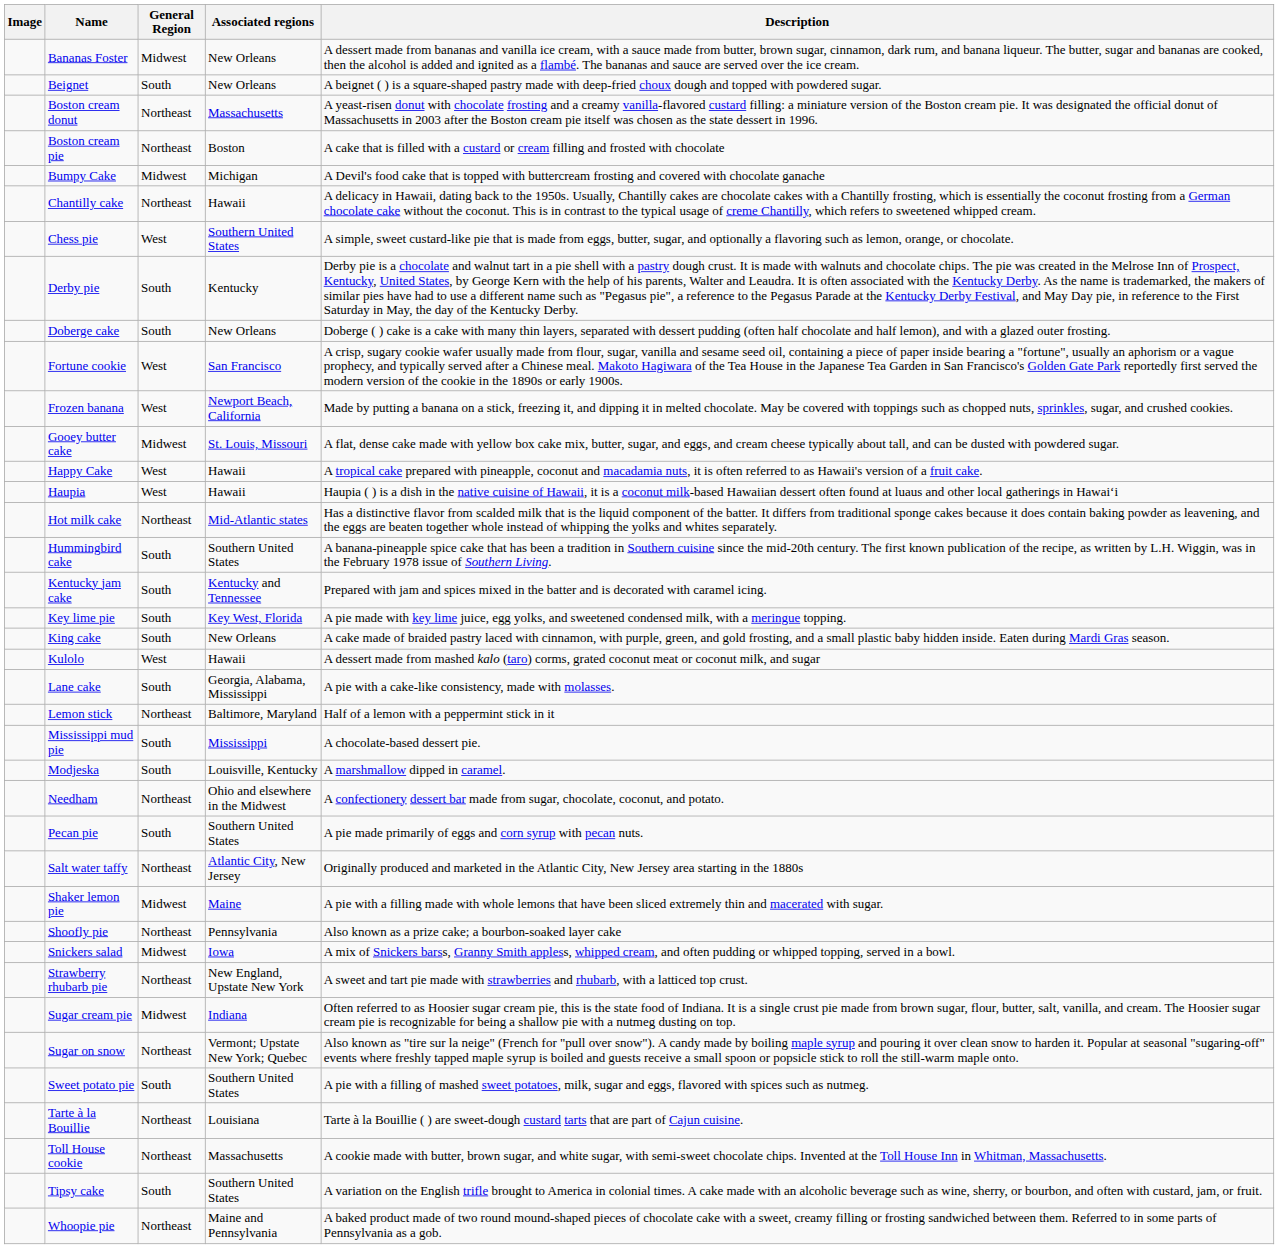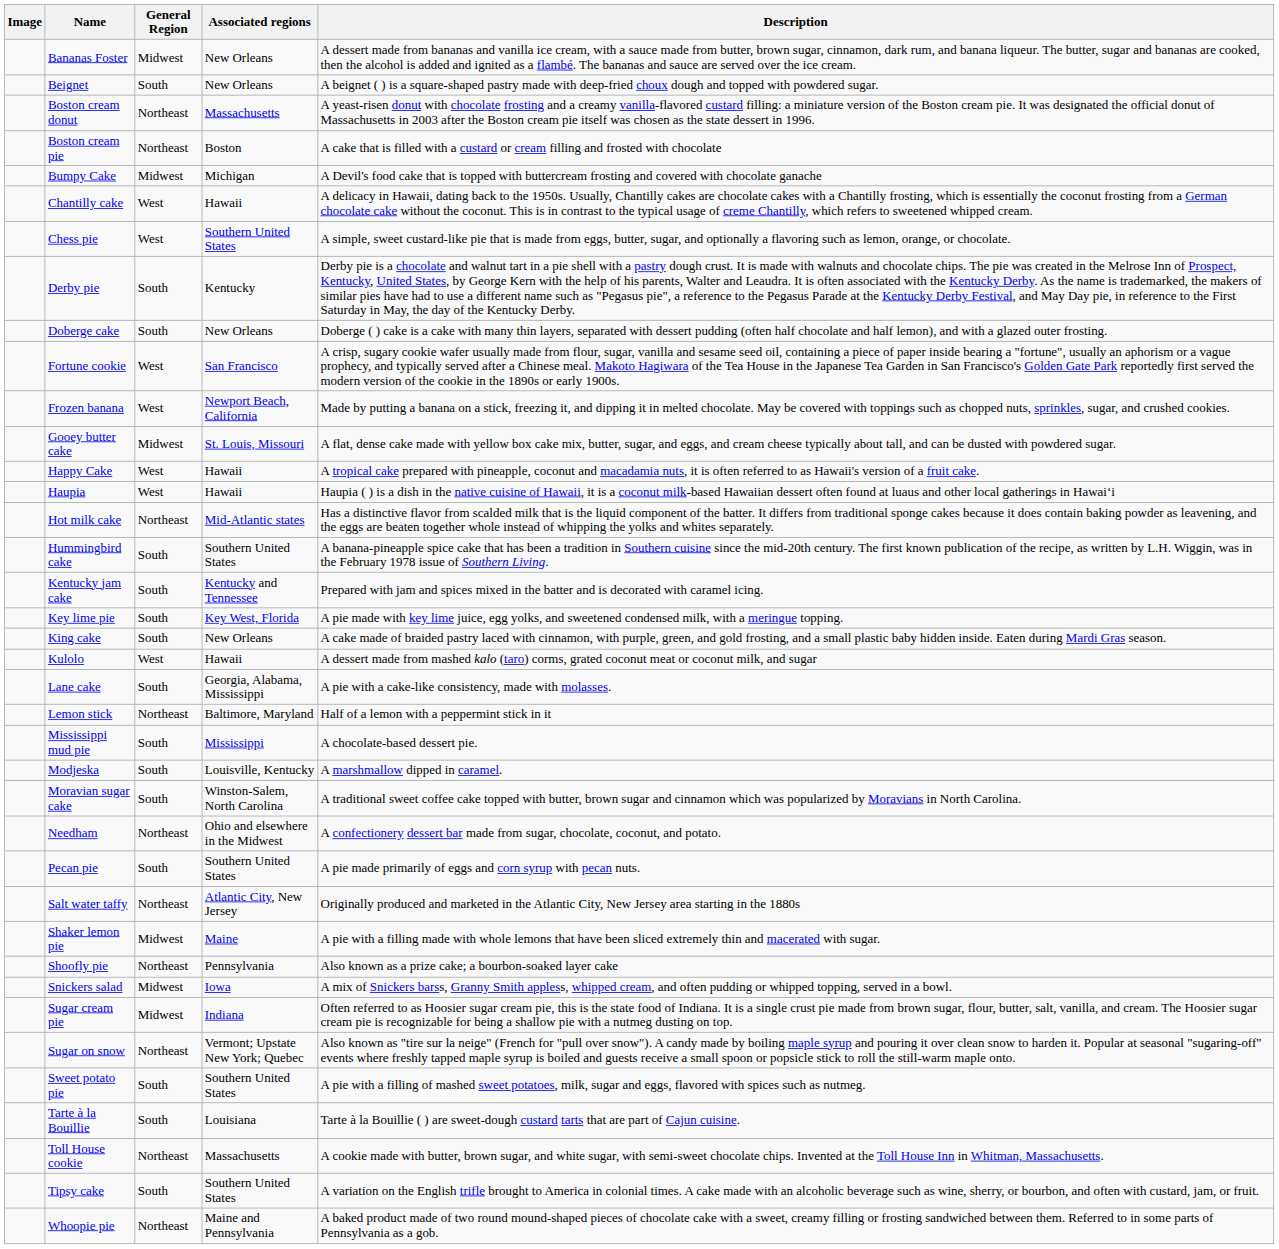(166, 203) Northeast -> (151, 203) West
+ row: (89, 798)
- row: (78, 979)
(166, 1120) Northeast -> (153, 1120) South
